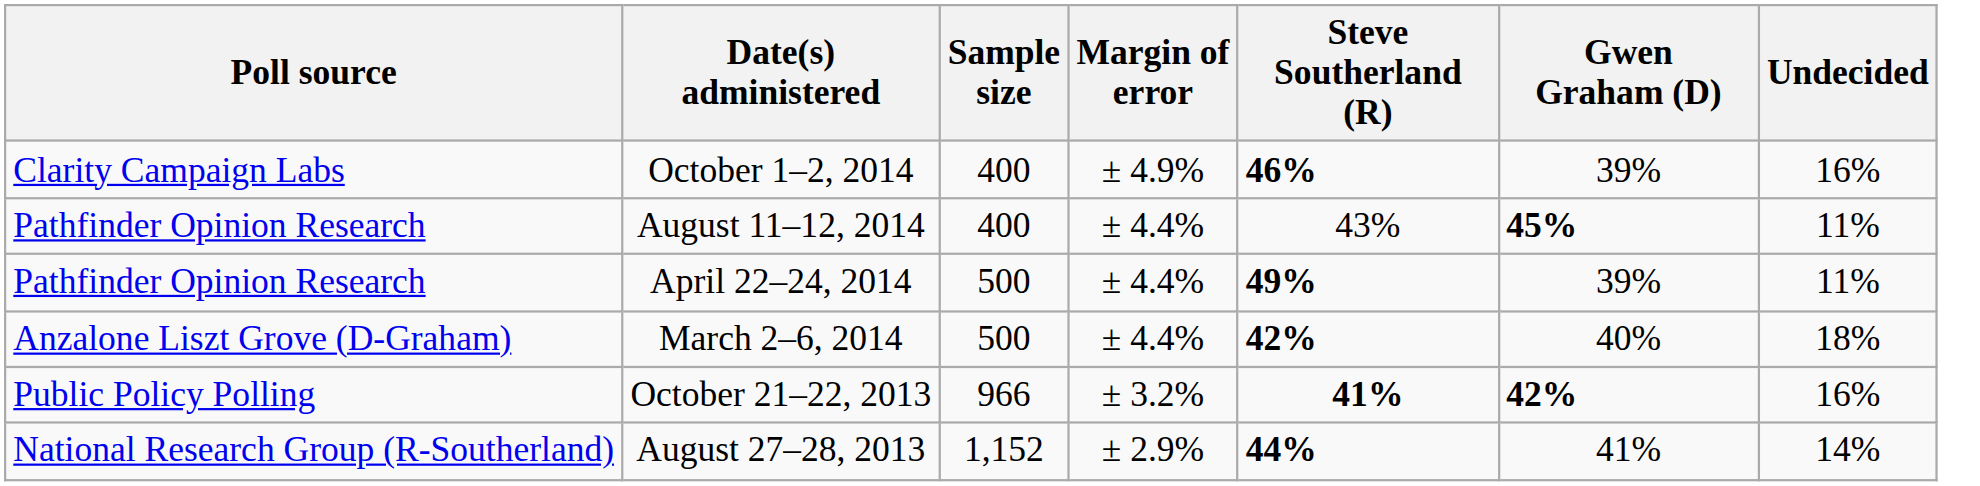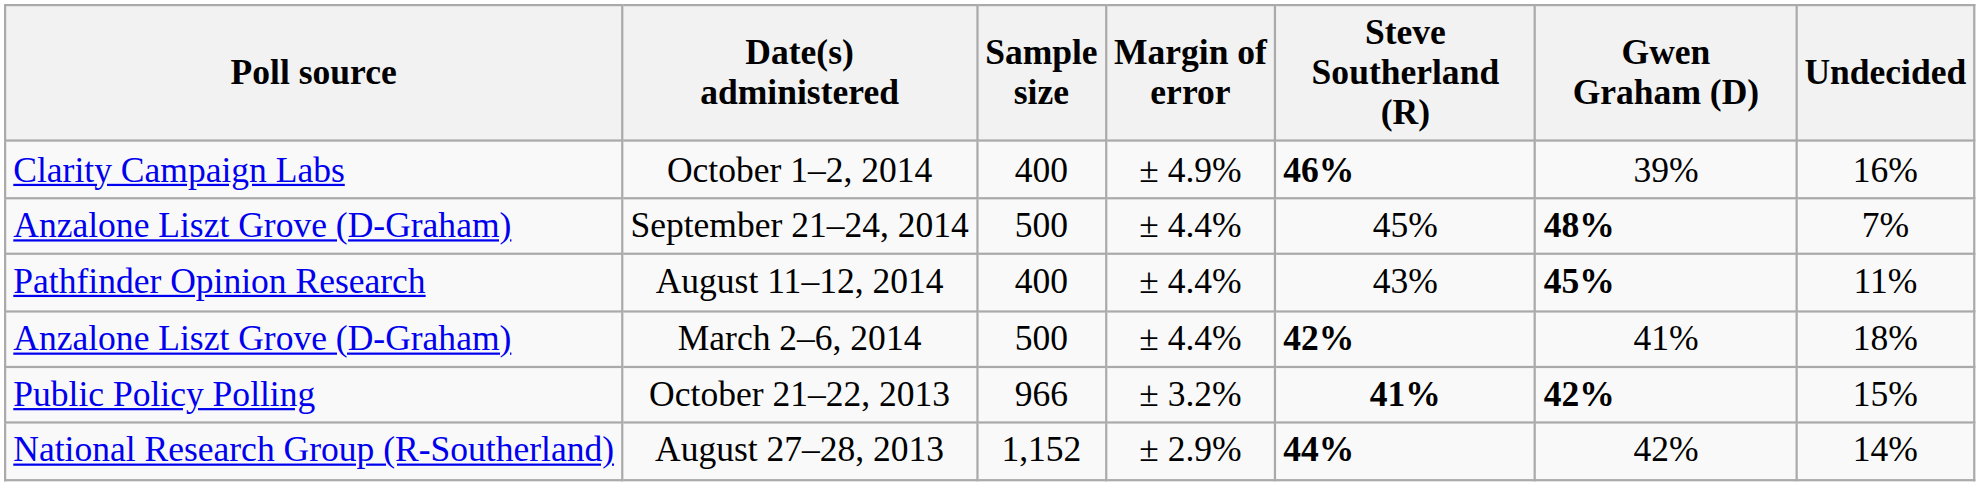+ row: (800, 225)
- row: (781, 281)
(1628, 337) 40% -> (1666, 337) 41%
(1848, 394) 16% -> (1885, 394) 15%
(1628, 450) 41% -> (1666, 450) 42%
